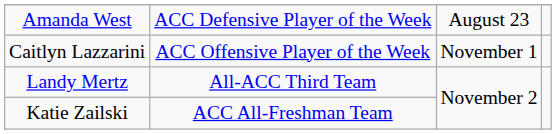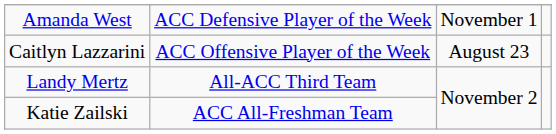(489, 19) August 23 -> (489, 19) November 1
(489, 50) November 1 -> (489, 50) August 23
